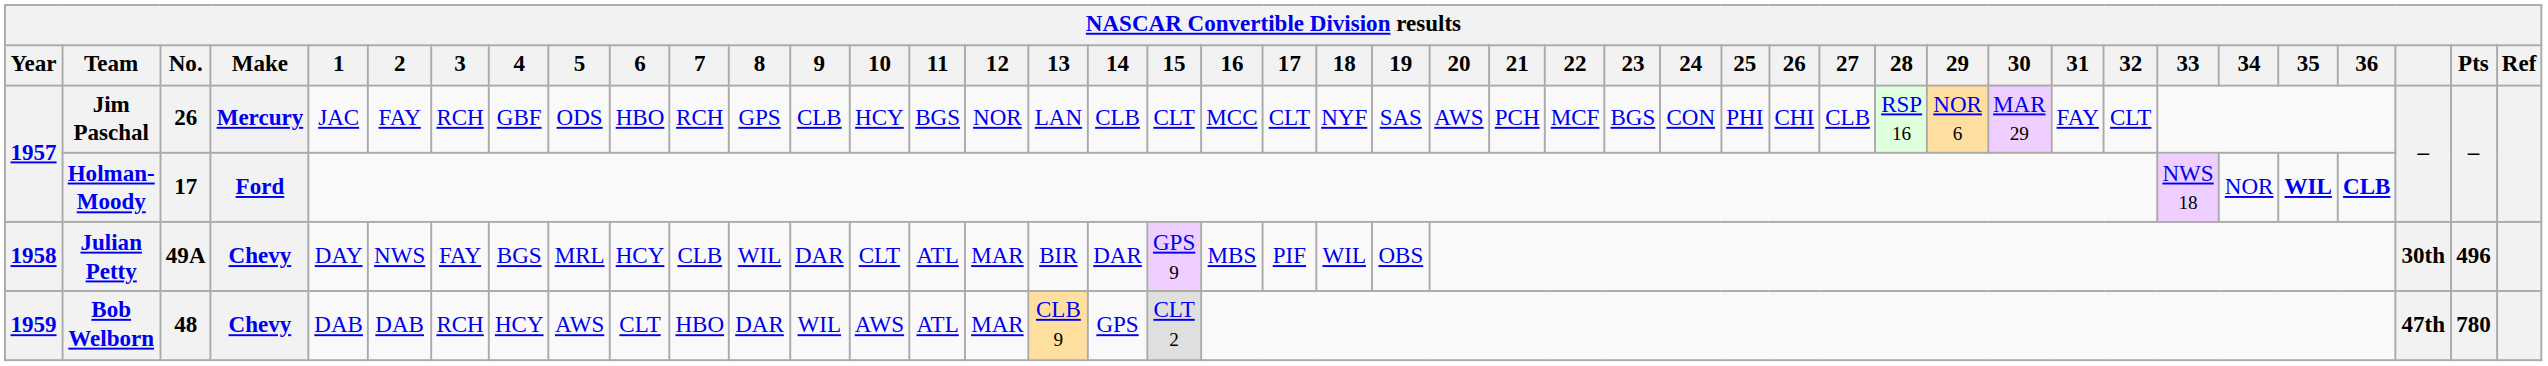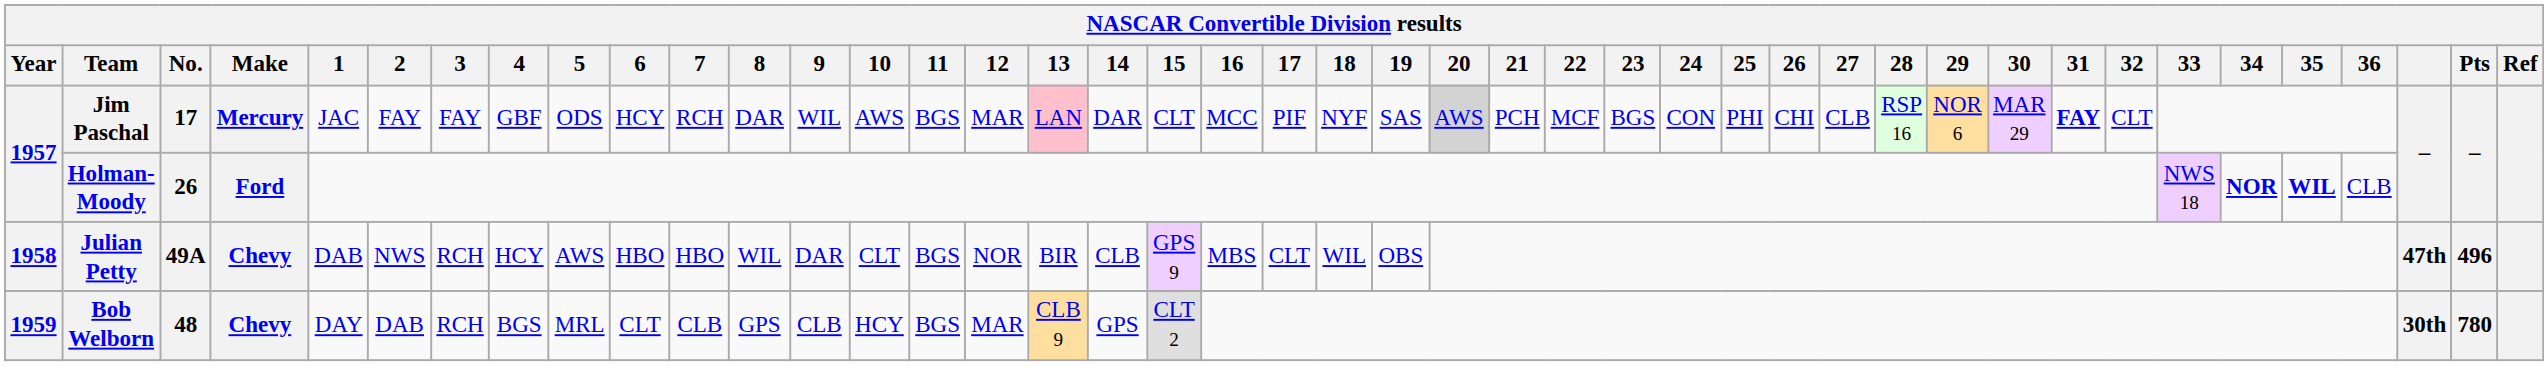(186, 118) 26 -> (186, 118) 17
(460, 118) RCH -> (460, 118) FAY
(640, 118) HBO -> (640, 118) HCY
(760, 118) GPS -> (760, 118) DAR
(819, 118) CLB -> (819, 118) WIL
(879, 118) HCY -> (879, 118) AWS
(997, 118) NOR -> (997, 118) MAR
(1058, 118) no background -> (1058, 118) pink background
(1118, 118) CLB -> (1118, 118) DAR
(1289, 118) CLT -> (1289, 118) PIF
(1459, 118) no background -> (1459, 118) lightgrey background
(2078, 118) normal -> (2078, 118) bold
(186, 187) 17 -> (186, 187) 26
(2249, 187) normal -> (2252, 187) bold
(2367, 187) bold -> (2369, 187) normal
(339, 256) DAY -> (339, 256) DAB
(460, 256) FAY -> (460, 256) RCH
(519, 256) BGS -> (519, 256) HCY
(580, 256) MRL -> (580, 256) AWS
(640, 256) HCY -> (640, 256) HBO
(700, 256) CLB -> (700, 256) HBO
(938, 256) ATL -> (938, 256) BGS
(997, 256) MAR -> (997, 256) NOR
(1118, 256) DAR -> (1118, 256) CLB
(1289, 256) PIF -> (1289, 256) CLT
(2423, 256) 30th -> (2425, 256) 47th
(339, 324) DAB -> (339, 324) DAY
(519, 324) HCY -> (519, 324) BGS
(580, 324) AWS -> (580, 324) MRL
(700, 324) HBO -> (700, 324) CLB
(760, 324) DAR -> (760, 324) GPS
(819, 324) WIL -> (819, 324) CLB
(879, 324) AWS -> (879, 324) HCY
(938, 324) ATL -> (938, 324) BGS
(2423, 324) 47th -> (2425, 324) 30th
